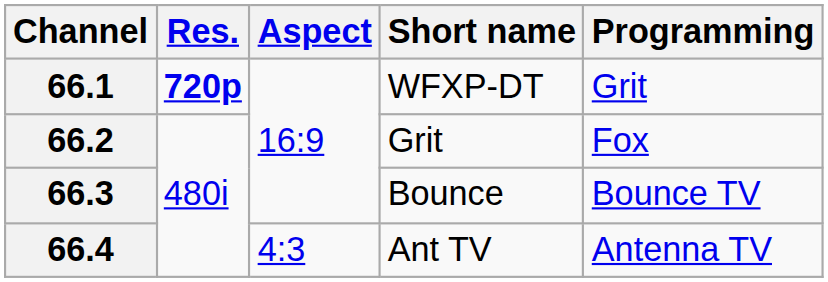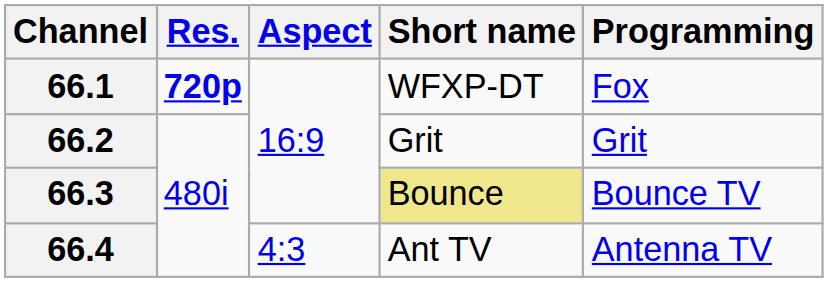(619, 85) Grit -> (620, 85) Fox
(620, 140) Fox -> (619, 140) Grit
(446, 194) no background -> (446, 194) khaki background
